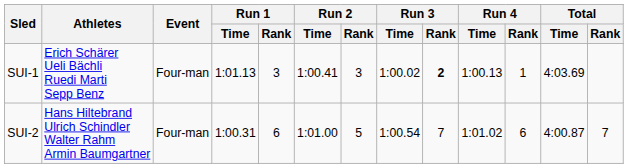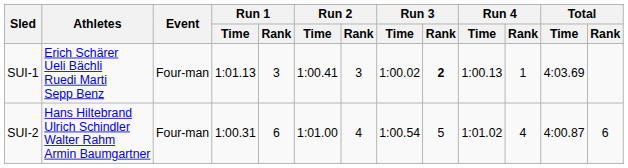(359, 134) 5 -> (359, 134) 4
(441, 134) 7 -> (441, 134) 5
(523, 134) 6 -> (523, 134) 4
(605, 134) 7 -> (605, 134) 6
